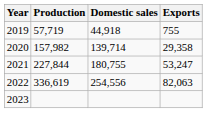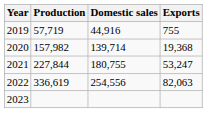(105, 30) 44,918 -> (105, 30) 44,916
(178, 47) 29,358 -> (178, 47) 19,368
